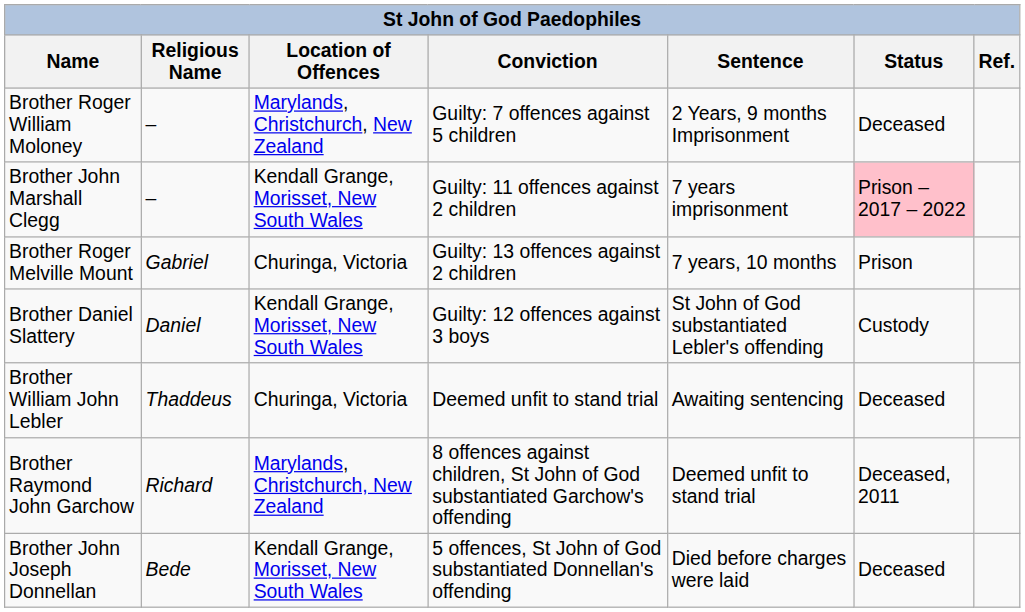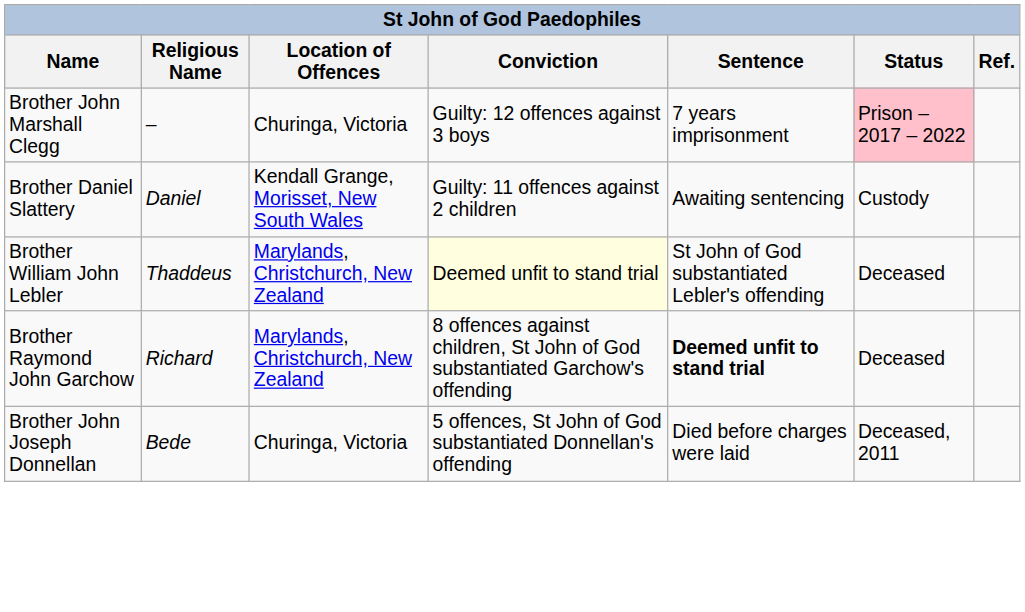- row: (70, 124)
(324, 199) Kendall Grange, Morisset, New South Wales -> (331, 124) Churinga, Victoria
(545, 199) Guilty: 11 offences against 2 children -> (546, 124) Guilty: 12 offences against 3 boys
- row: (71, 262)
(546, 325) Guilty: 12 offences against 3 boys -> (546, 199) Guilty: 11 offences against 2 children
(748, 325) St John of God substantiated Lebler's offending -> (758, 199) Awaiting sentencing
(330, 400) Churinga, Victoria -> (333, 273) Marylands, Christchurch, New Zealand
(545, 400) no background -> (546, 273) lightyellow background
(758, 400) Awaiting sentencing -> (748, 273) St John of God substantiated Lebler's offending
(740, 485) normal -> (745, 358) bold
(904, 485) Deceased, 2011 -> (902, 358) Deceased
(324, 570) Kendall Grange, Morisset, New South Wales -> (331, 443) Churinga, Victoria
(902, 570) Deceased -> (904, 443) Deceased, 2011
